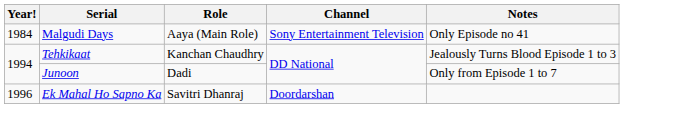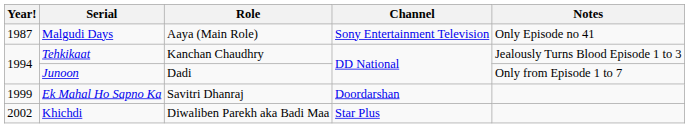(20, 34) 1984 -> (20, 34) 1987
(20, 93) 1996 -> (20, 93) 1999
+ row: (62, 113)
